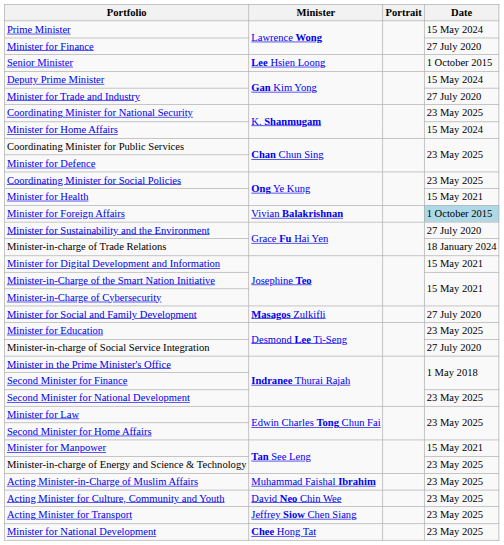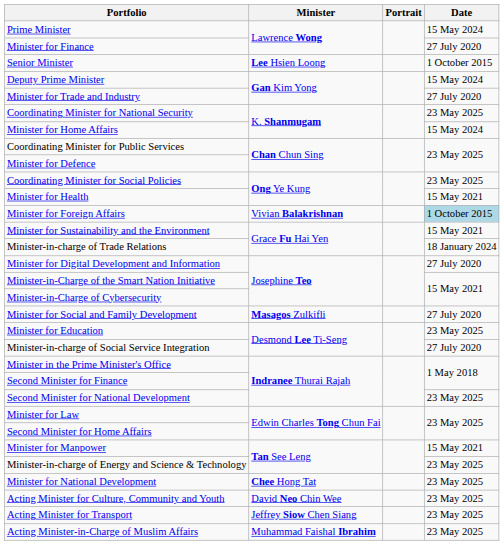(454, 230) 27 July 2020 -> (455, 230) 15 May 2021
(455, 264) 15 May 2021 -> (454, 264) 27 July 2020
rows swapped: (82, 532) <-> (103, 481)
